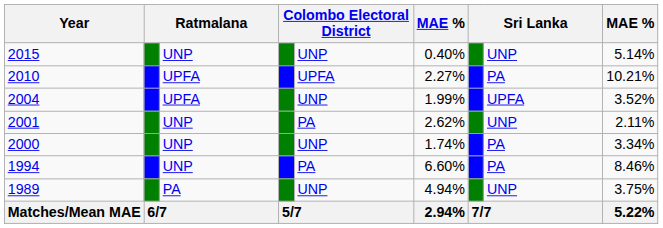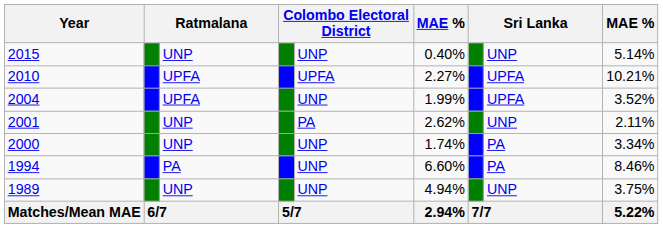(496, 76) PA -> (506, 76) UPFA
(178, 167) UNP -> (172, 167) PA
(306, 167) PA -> (312, 167) UNP
(172, 189) PA -> (178, 189) UNP
